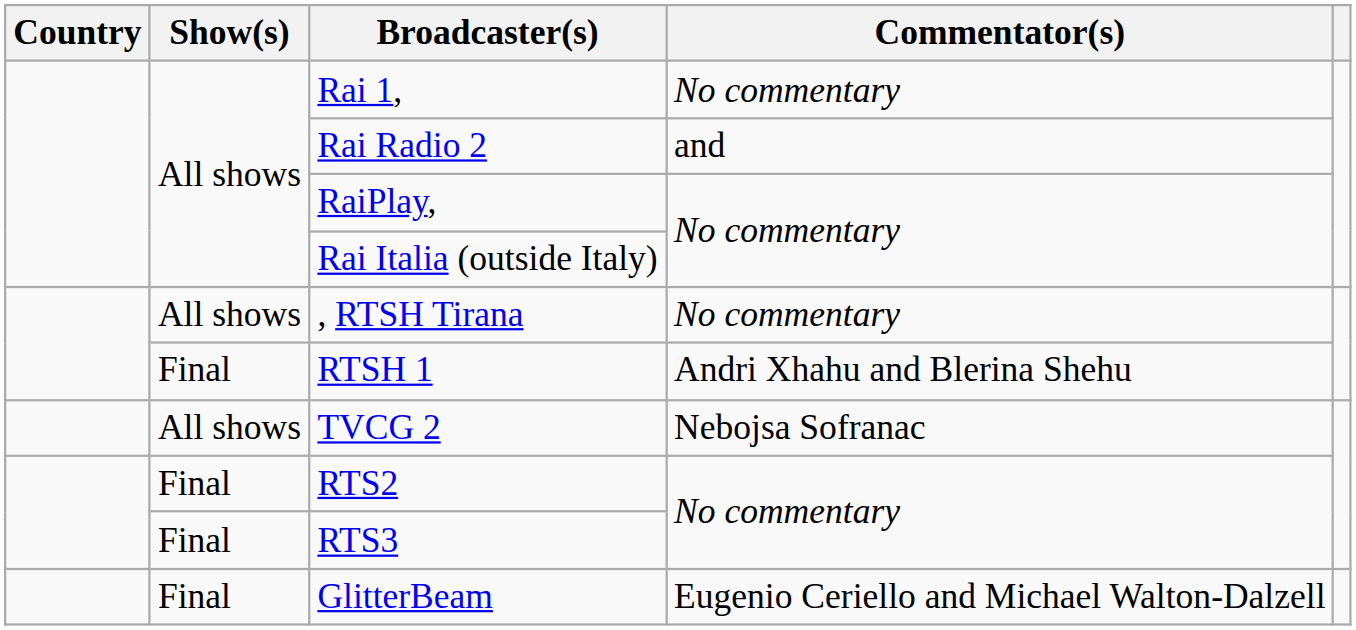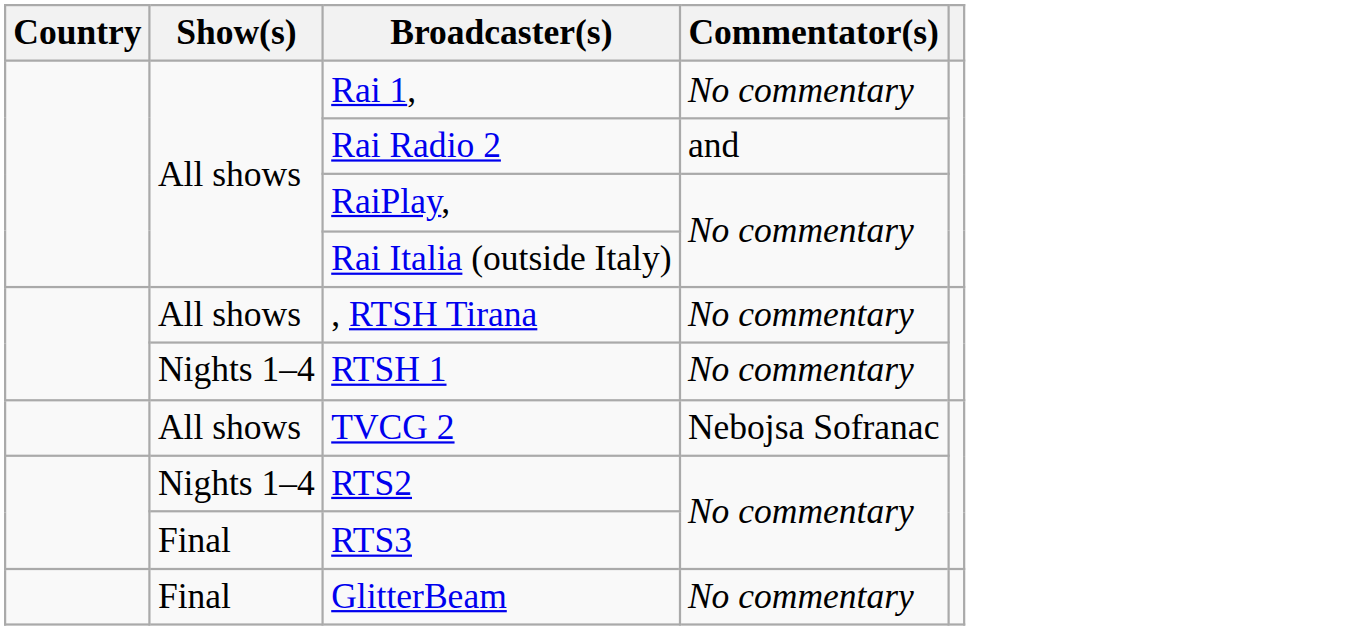(194, 370) Final -> (236, 370) Nights 1–4
(903, 370) Andri Xhahu and Blerina Shehu -> (801, 370) No commentary
(194, 483) Final -> (236, 483) Nights 1–4
(1000, 595) Eugenio Ceriello and Michael Walton-Dalzell -> (801, 595) No commentary
